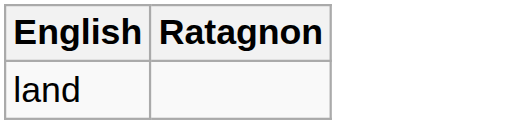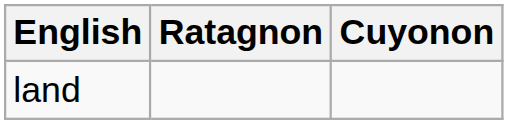+ column: (417, 32)
